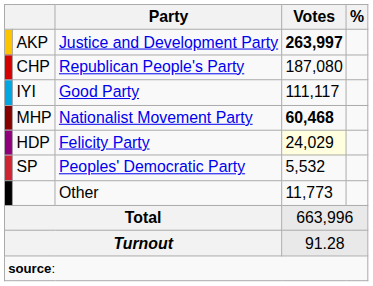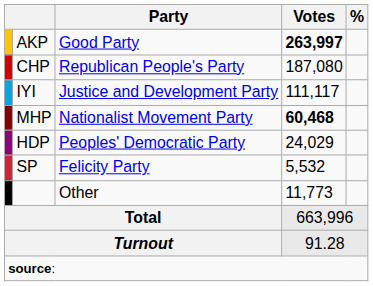(169, 42) Justice and Development Party -> (99, 42) Good Party
(99, 92) Good Party -> (169, 92) Justice and Development Party
(104, 142) Felicity Party -> (152, 142) Peoples' Democratic Party
(310, 142) lightyellow background -> (310, 142) no background
(152, 167) Peoples' Democratic Party -> (104, 167) Felicity Party
